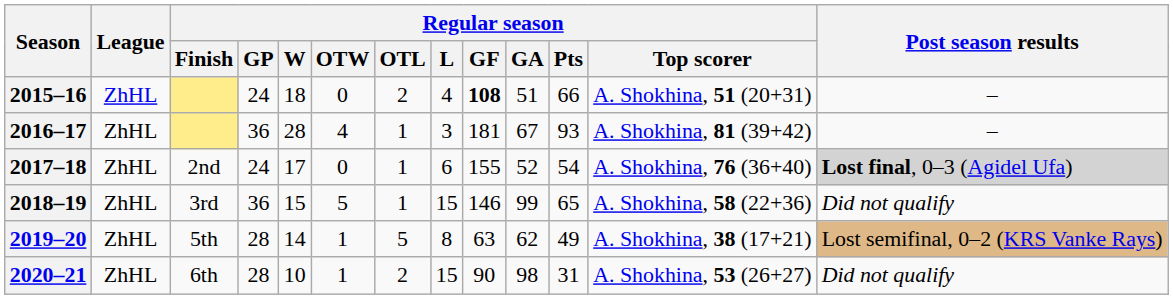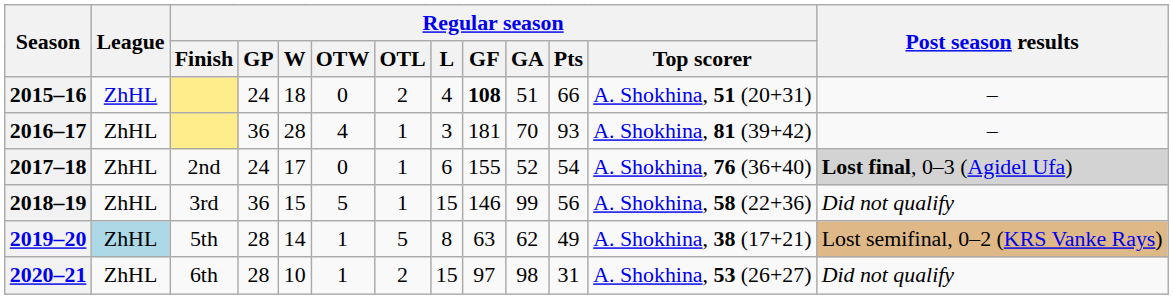(527, 131) 67 -> (527, 131) 70
(568, 203) 65 -> (568, 203) 56
(131, 239) no background -> (131, 239) lightblue background
(484, 275) 90 -> (484, 275) 97
